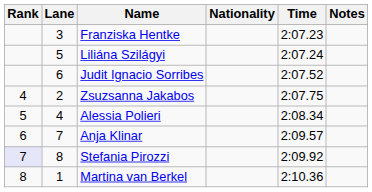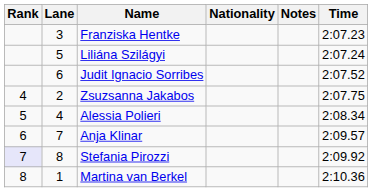columns swapped: (302, 14) <-> (347, 14)
